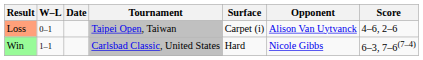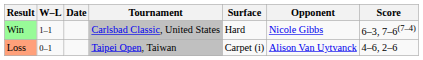rows swapped: (16, 28) <-> (15, 46)
